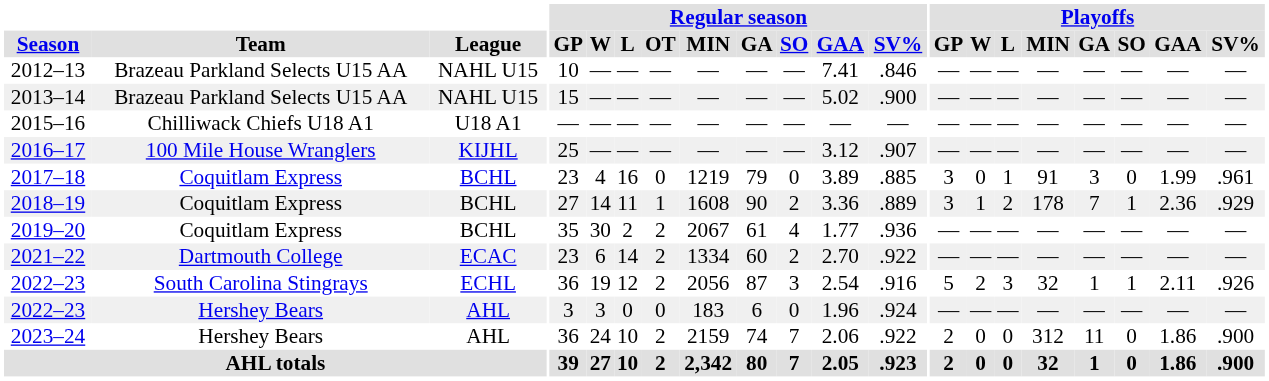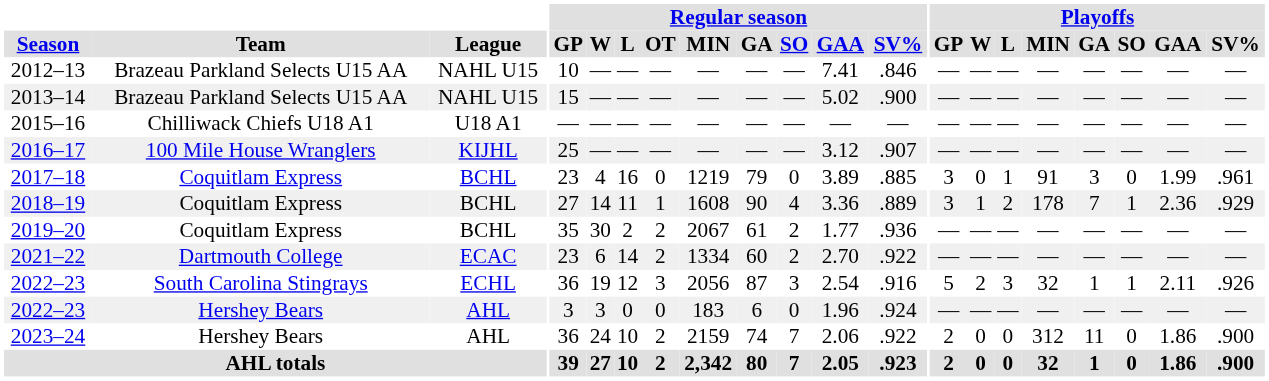(794, 203) 2 -> (794, 203) 4
(794, 229) 4 -> (794, 229) 2
(660, 283) 2 -> (660, 283) 3
